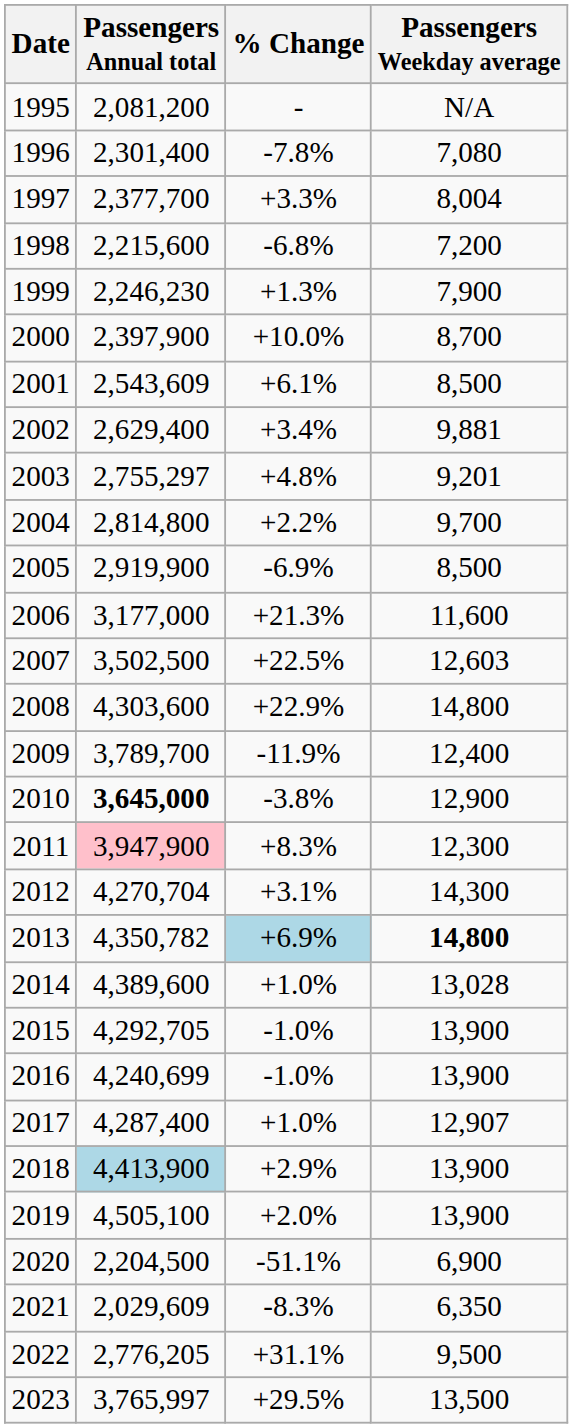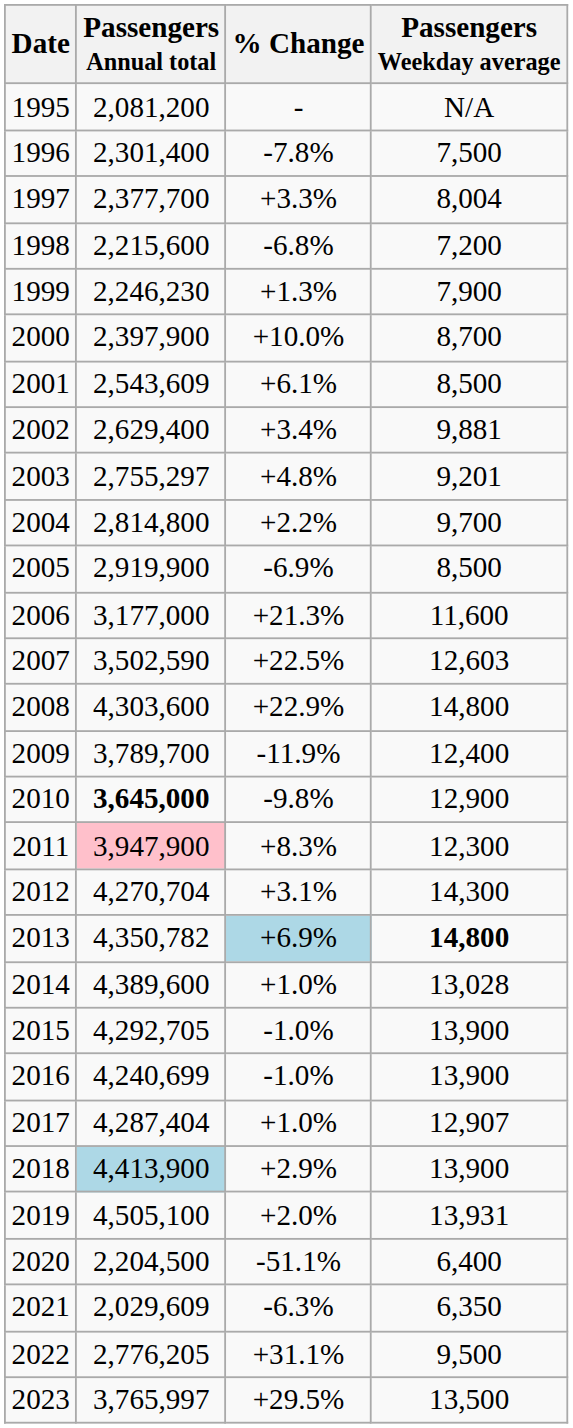(469, 152) 7,080 -> (469, 152) 7,500
(151, 660) 3,502,500 -> (151, 660) 3,502,590
(298, 799) -3.8% -> (298, 799) -9.8%
(151, 1122) 4,287,400 -> (151, 1122) 4,287,404
(469, 1214) 13,900 -> (469, 1214) 13,931
(469, 1261) 6,900 -> (469, 1261) 6,400
(298, 1307) -8.3% -> (298, 1307) -6.3%
